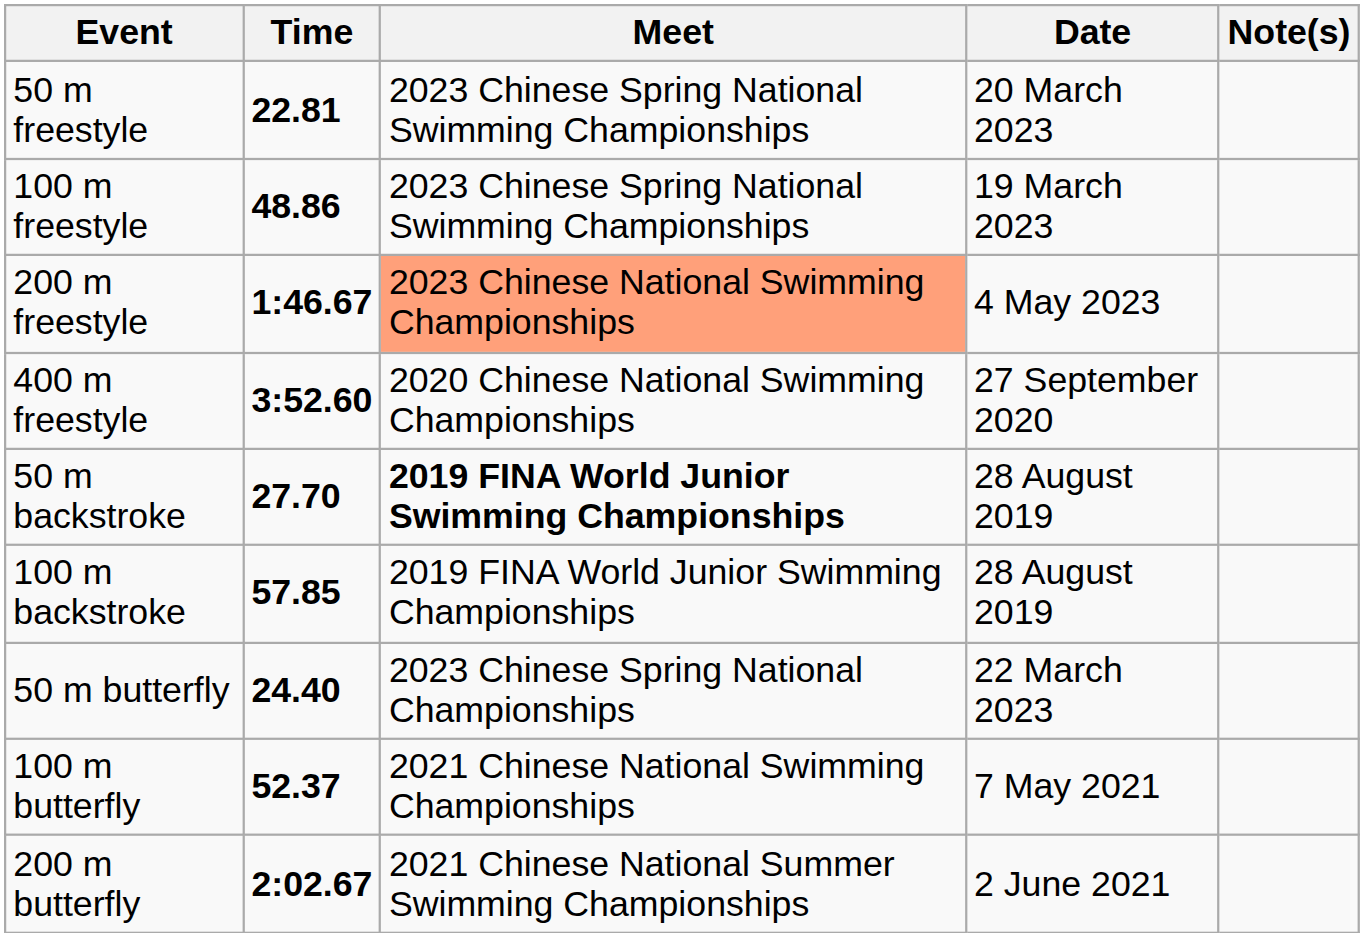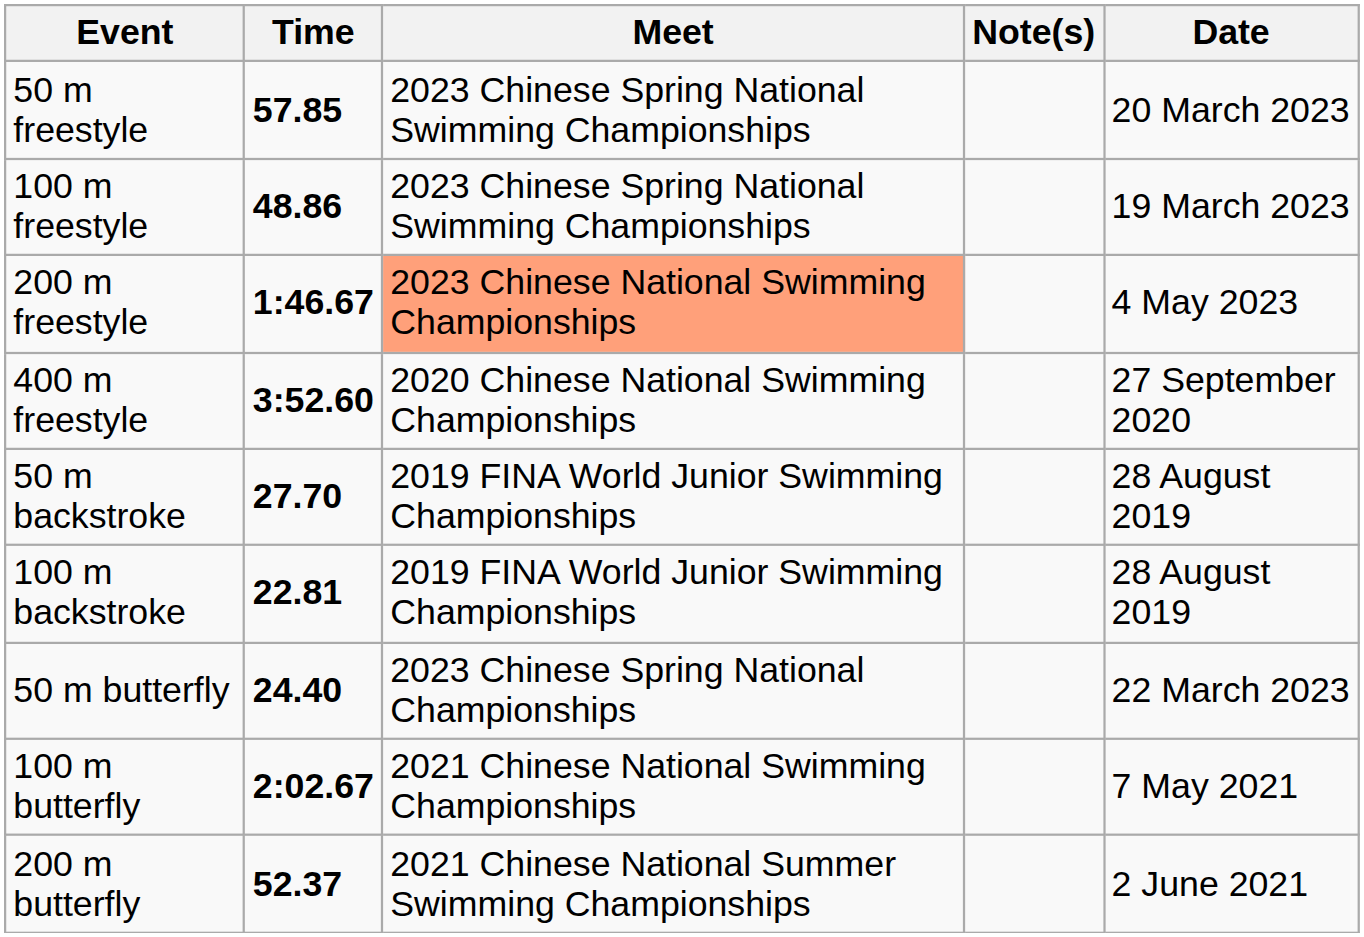columns swapped: (1093, 32) <-> (1289, 32)
(296, 109) 22.81 -> (297, 109) 57.85
(617, 496) bold -> (667, 496) normal
(296, 593) 57.85 -> (297, 593) 22.81
(296, 786) 52.37 -> (313, 786) 2:02.67
(312, 883) 2:02.67 -> (297, 883) 52.37
